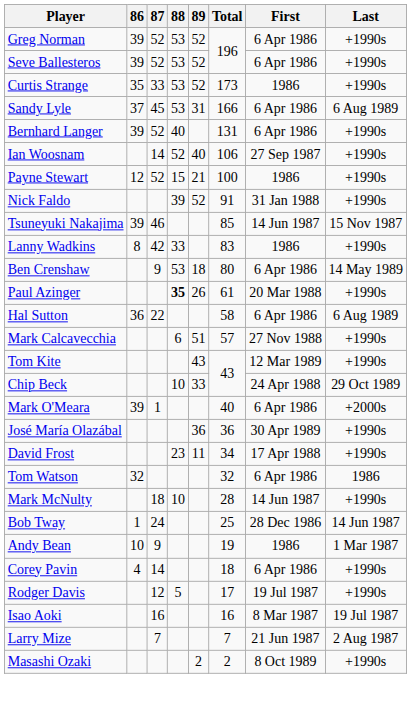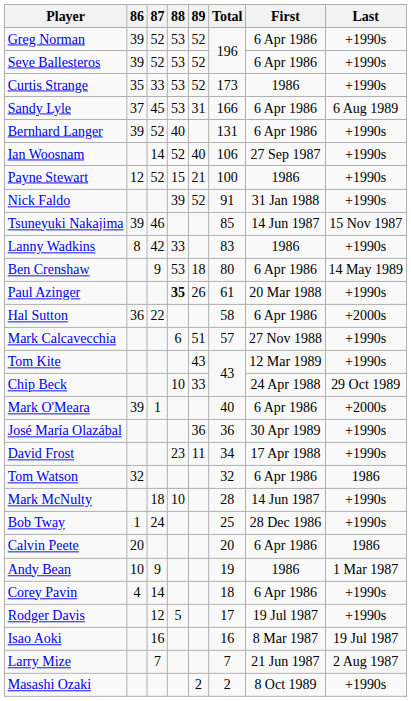(366, 315) 6 Aug 1989 -> (366, 315) +2000s
(366, 523) 14 Jun 1987 -> (366, 523) +1990s
+ row: (43, 546)
